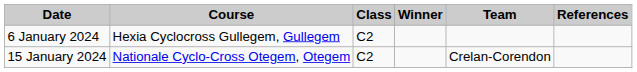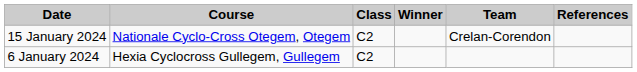rows swapped: (53, 36) <-> (57, 57)
